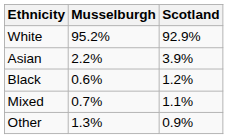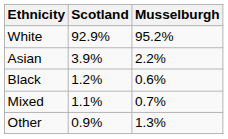columns swapped: (114, 15) <-> (191, 15)
